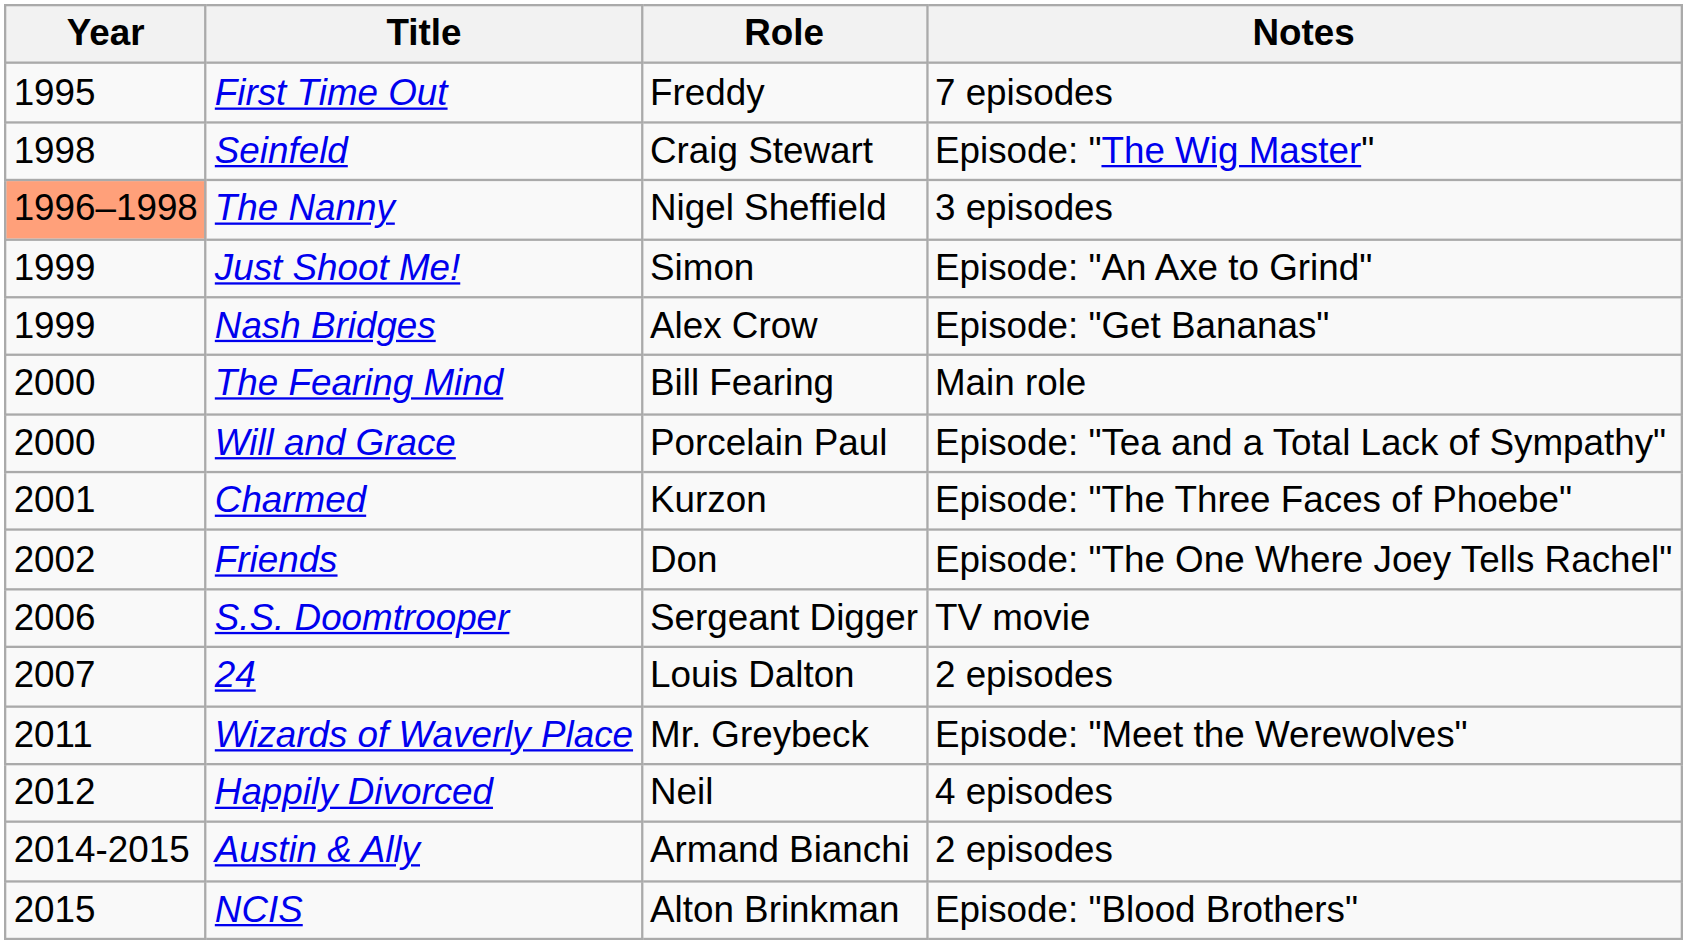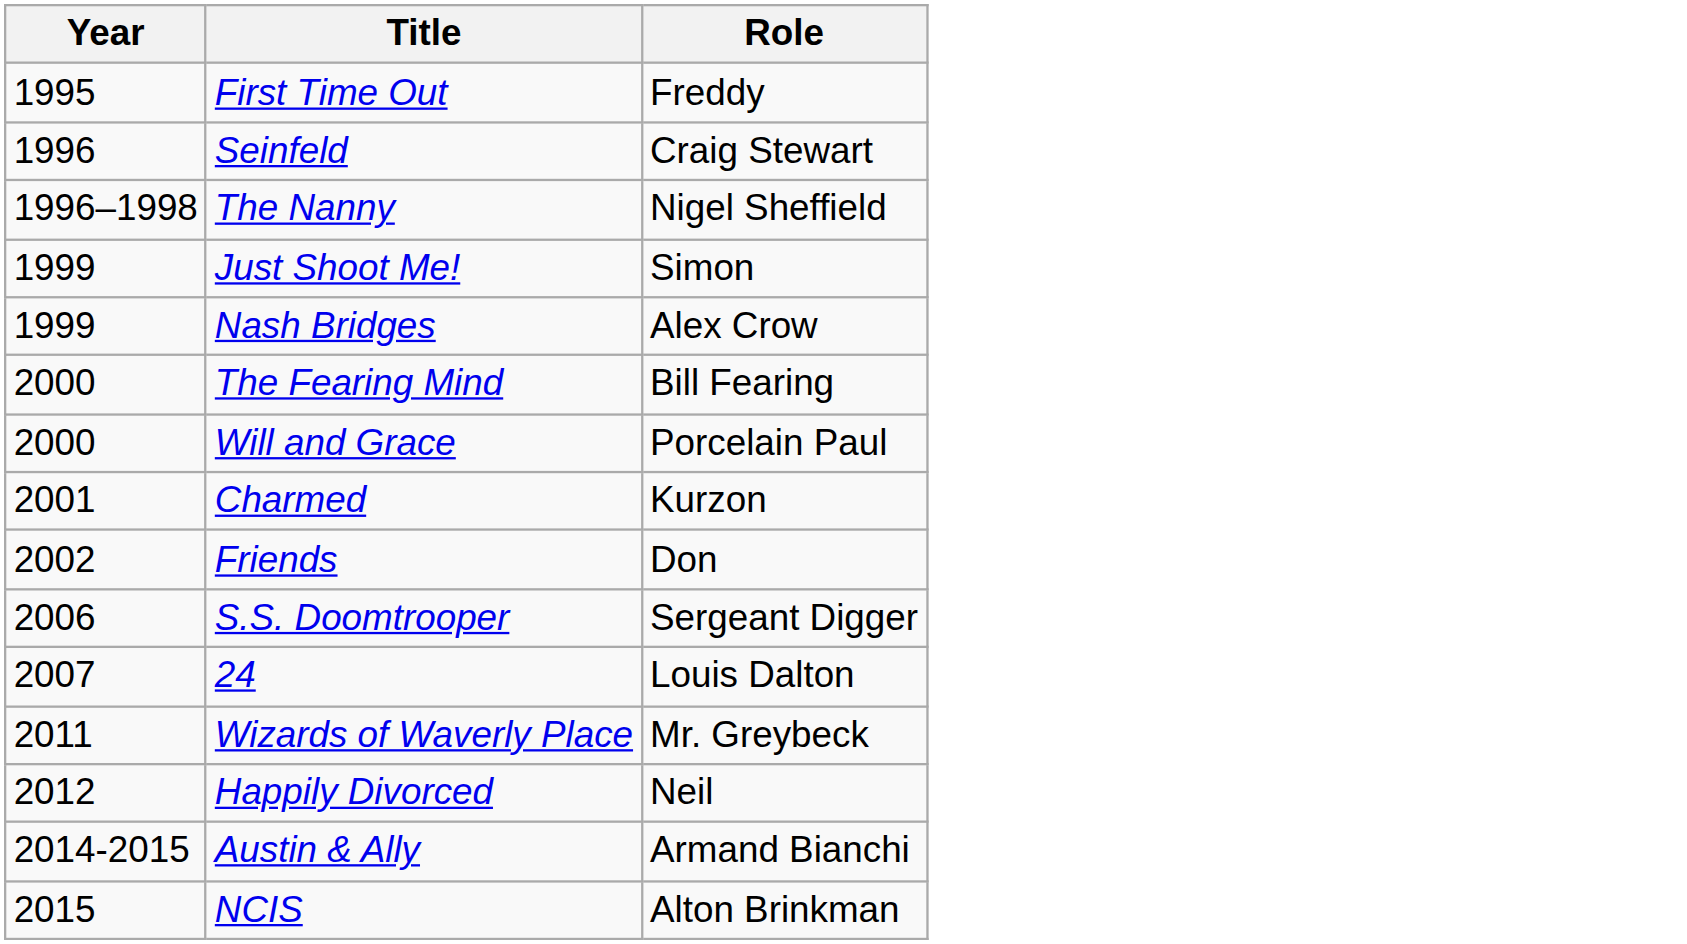- column: (1304, 33)
(55, 150) 1998 -> (55, 150) 1996
(106, 208) lightsalmon background -> (106, 208) no background
